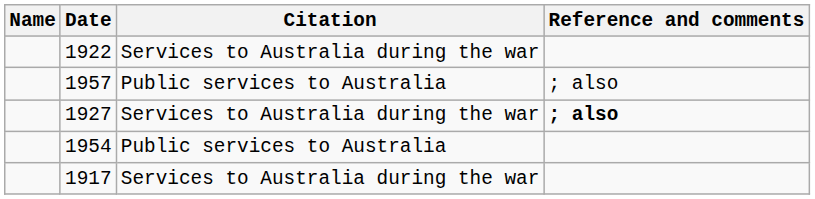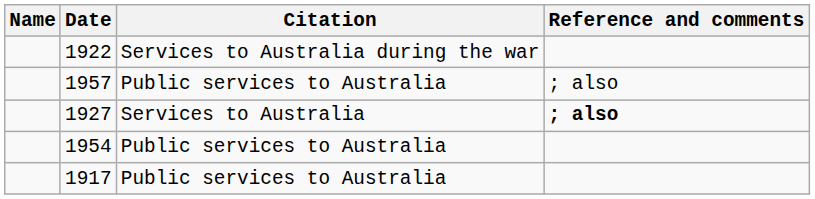(330, 115) Services to Australia during the war -> (243, 115) Services to Australia
(330, 178) Services to Australia during the war -> (284, 178) Public services to Australia
